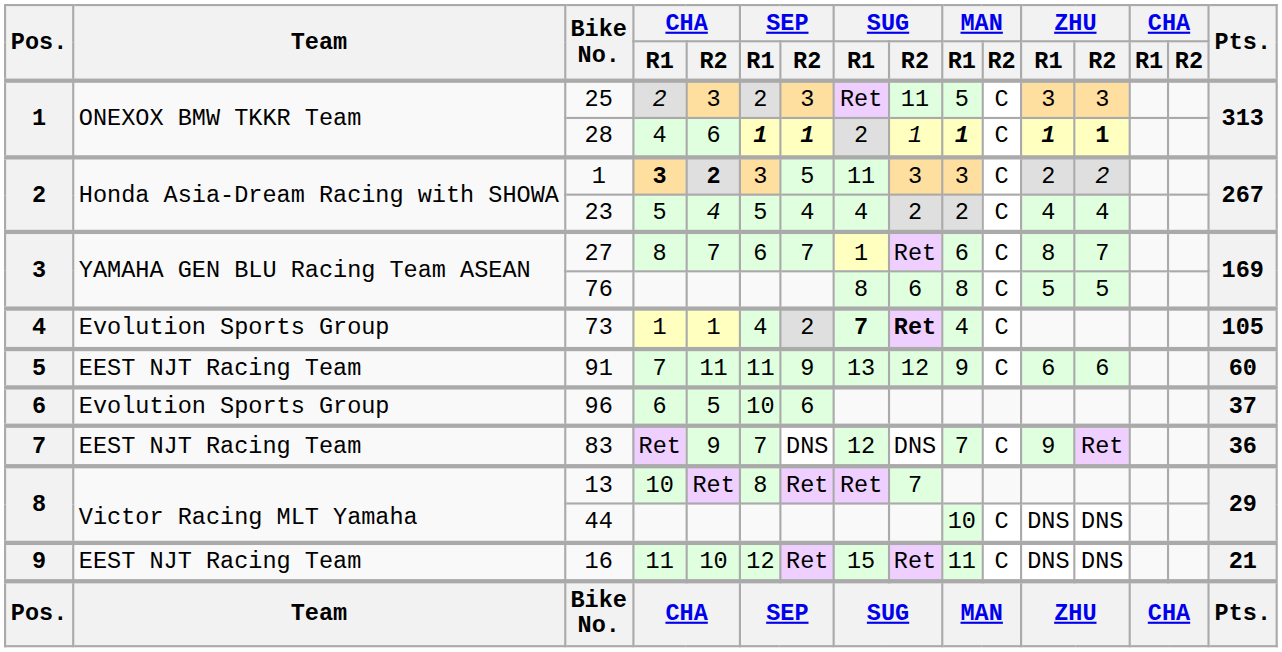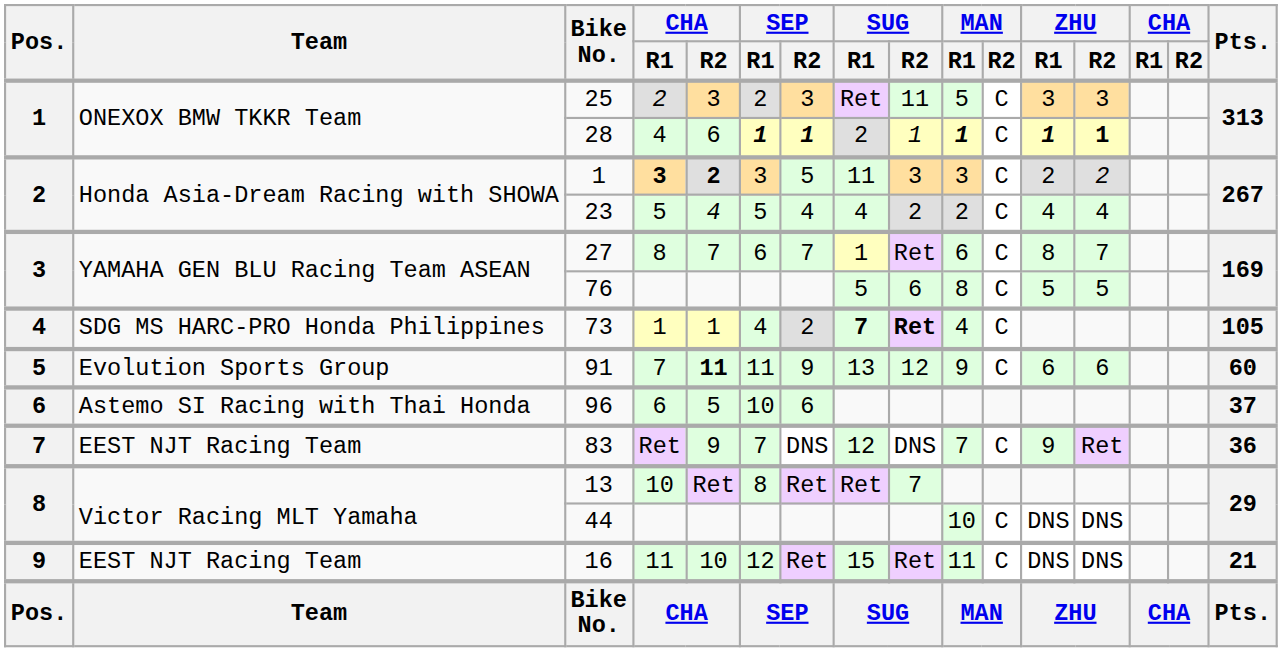(861, 290) 8 -> (861, 290) 5
(234, 329) Evolution Sports Group -> (312, 329) SDG MS HARC-PRO Honda Philippines
(220, 368) EEST NJT Racing Team -> (234, 368) Evolution Sports Group
(714, 368) normal -> (714, 368) bold
(234, 407) Evolution Sports Group -> (305, 407) Astemo SI Racing with Thai Honda
